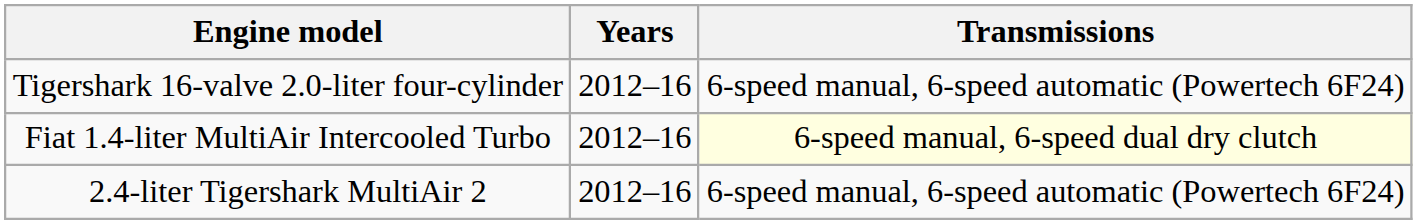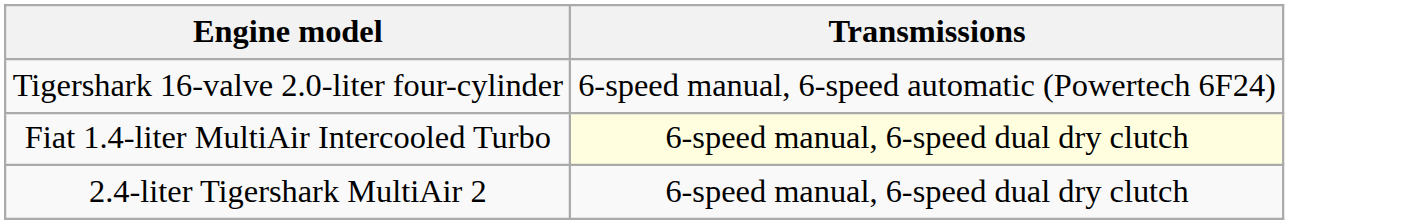- column: (635, 31)
(1056, 191) 6-speed manual, 6-speed automatic (Powertech 6F24) -> (927, 191) 6-speed manual, 6-speed dual dry clutch
